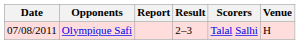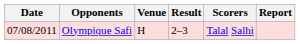columns swapped: (277, 13) <-> (154, 13)
